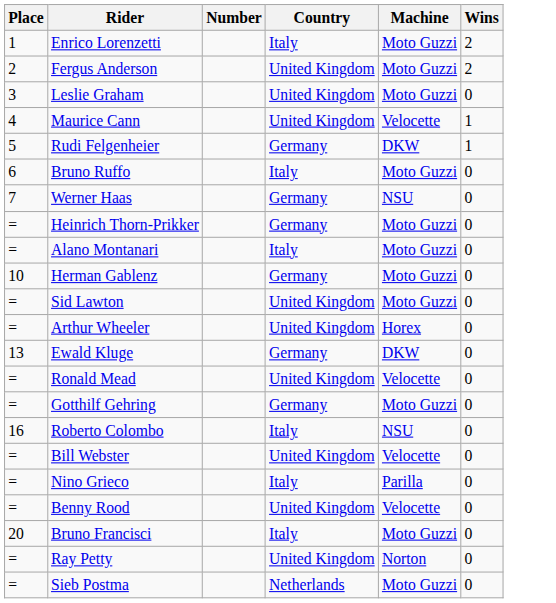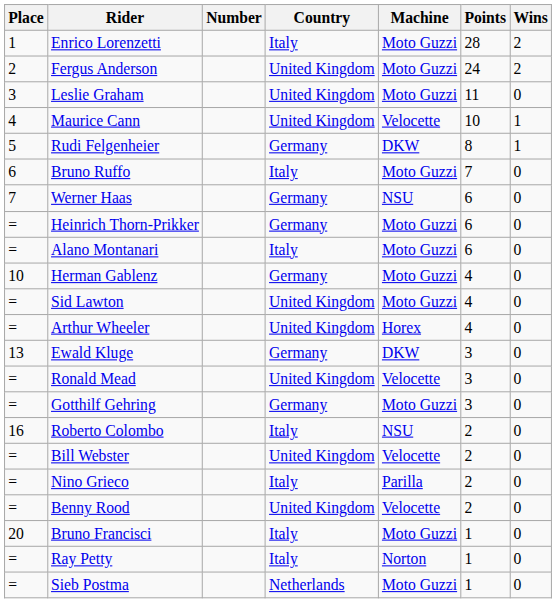+ column: (485, 17)
(322, 559) United Kingdom -> (283, 559) Italy
